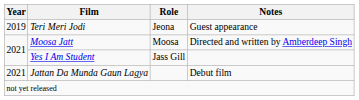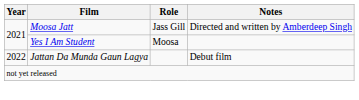- row: (58, 27)
(165, 42) Moosa -> (169, 27) Jass Gill
(169, 57) Jass Gill -> (165, 42) Moosa
(16, 73) 2021 -> (16, 57) 2022
